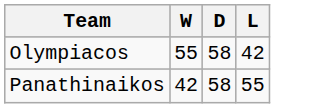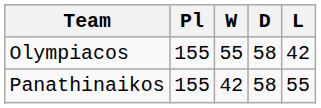+ column: (192, 21)
